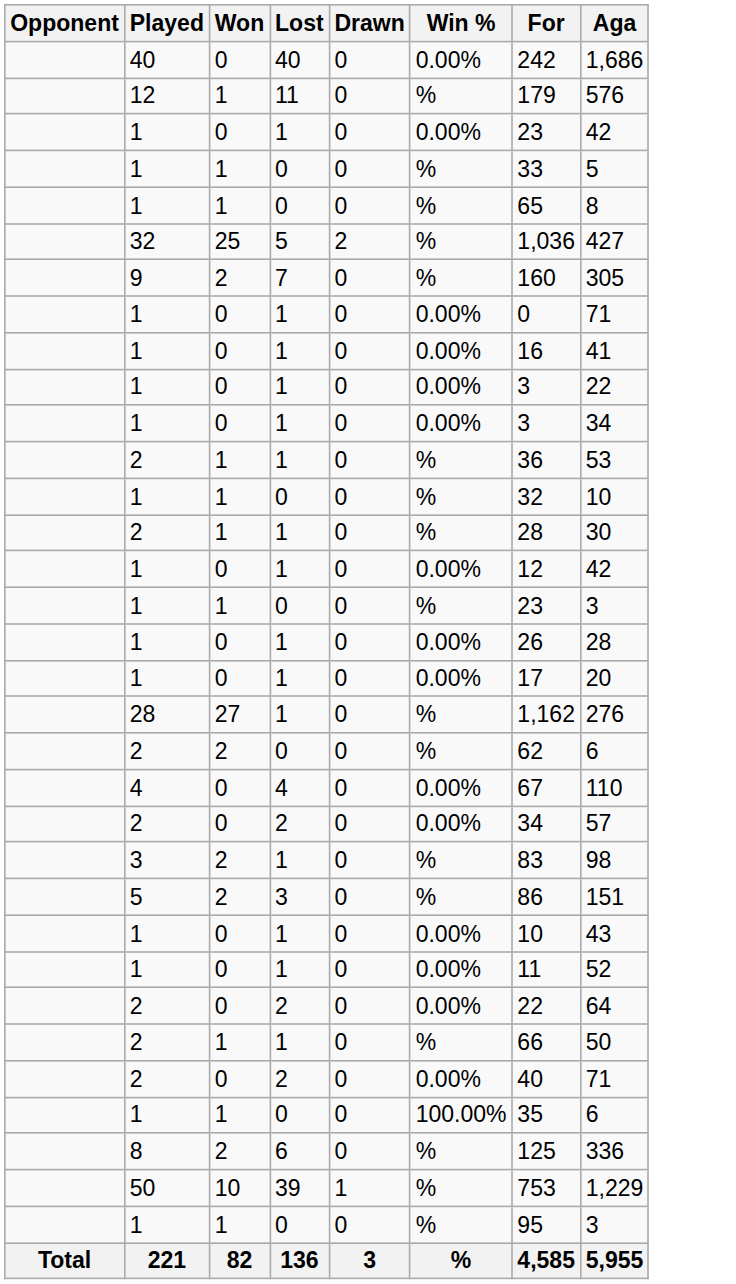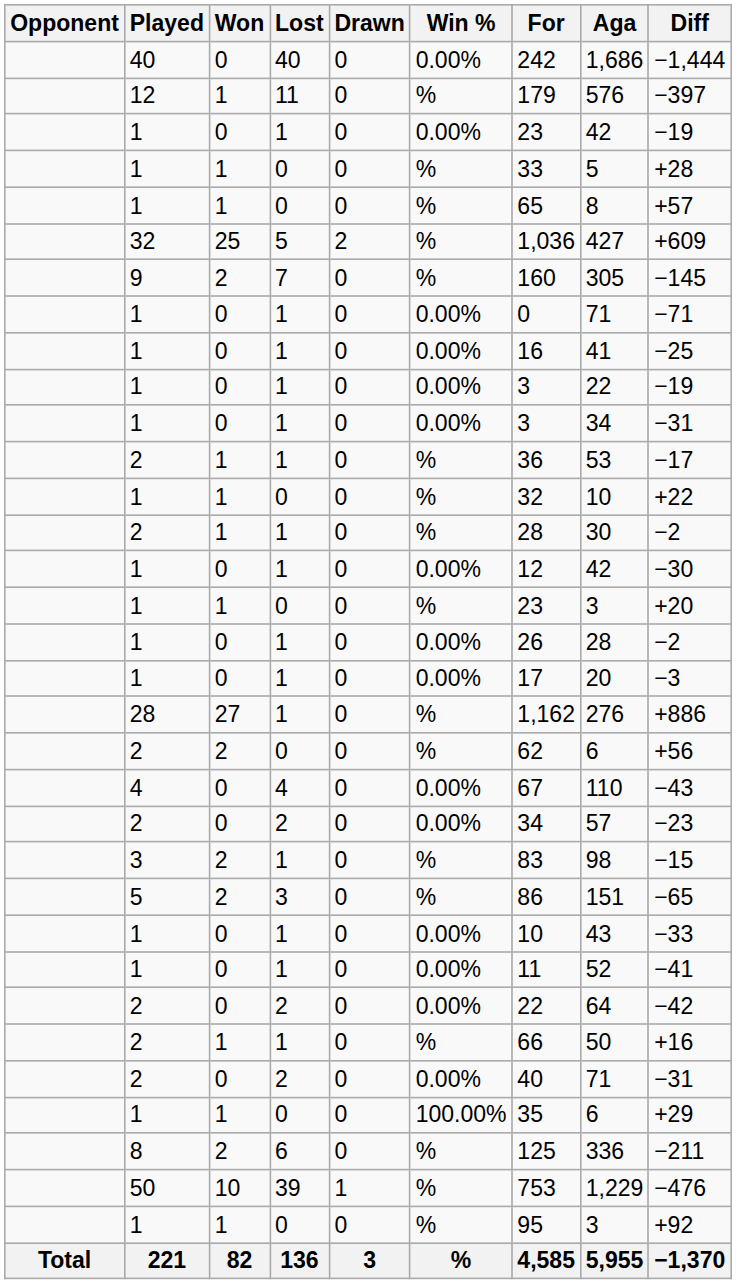+ column: (690, 23)
